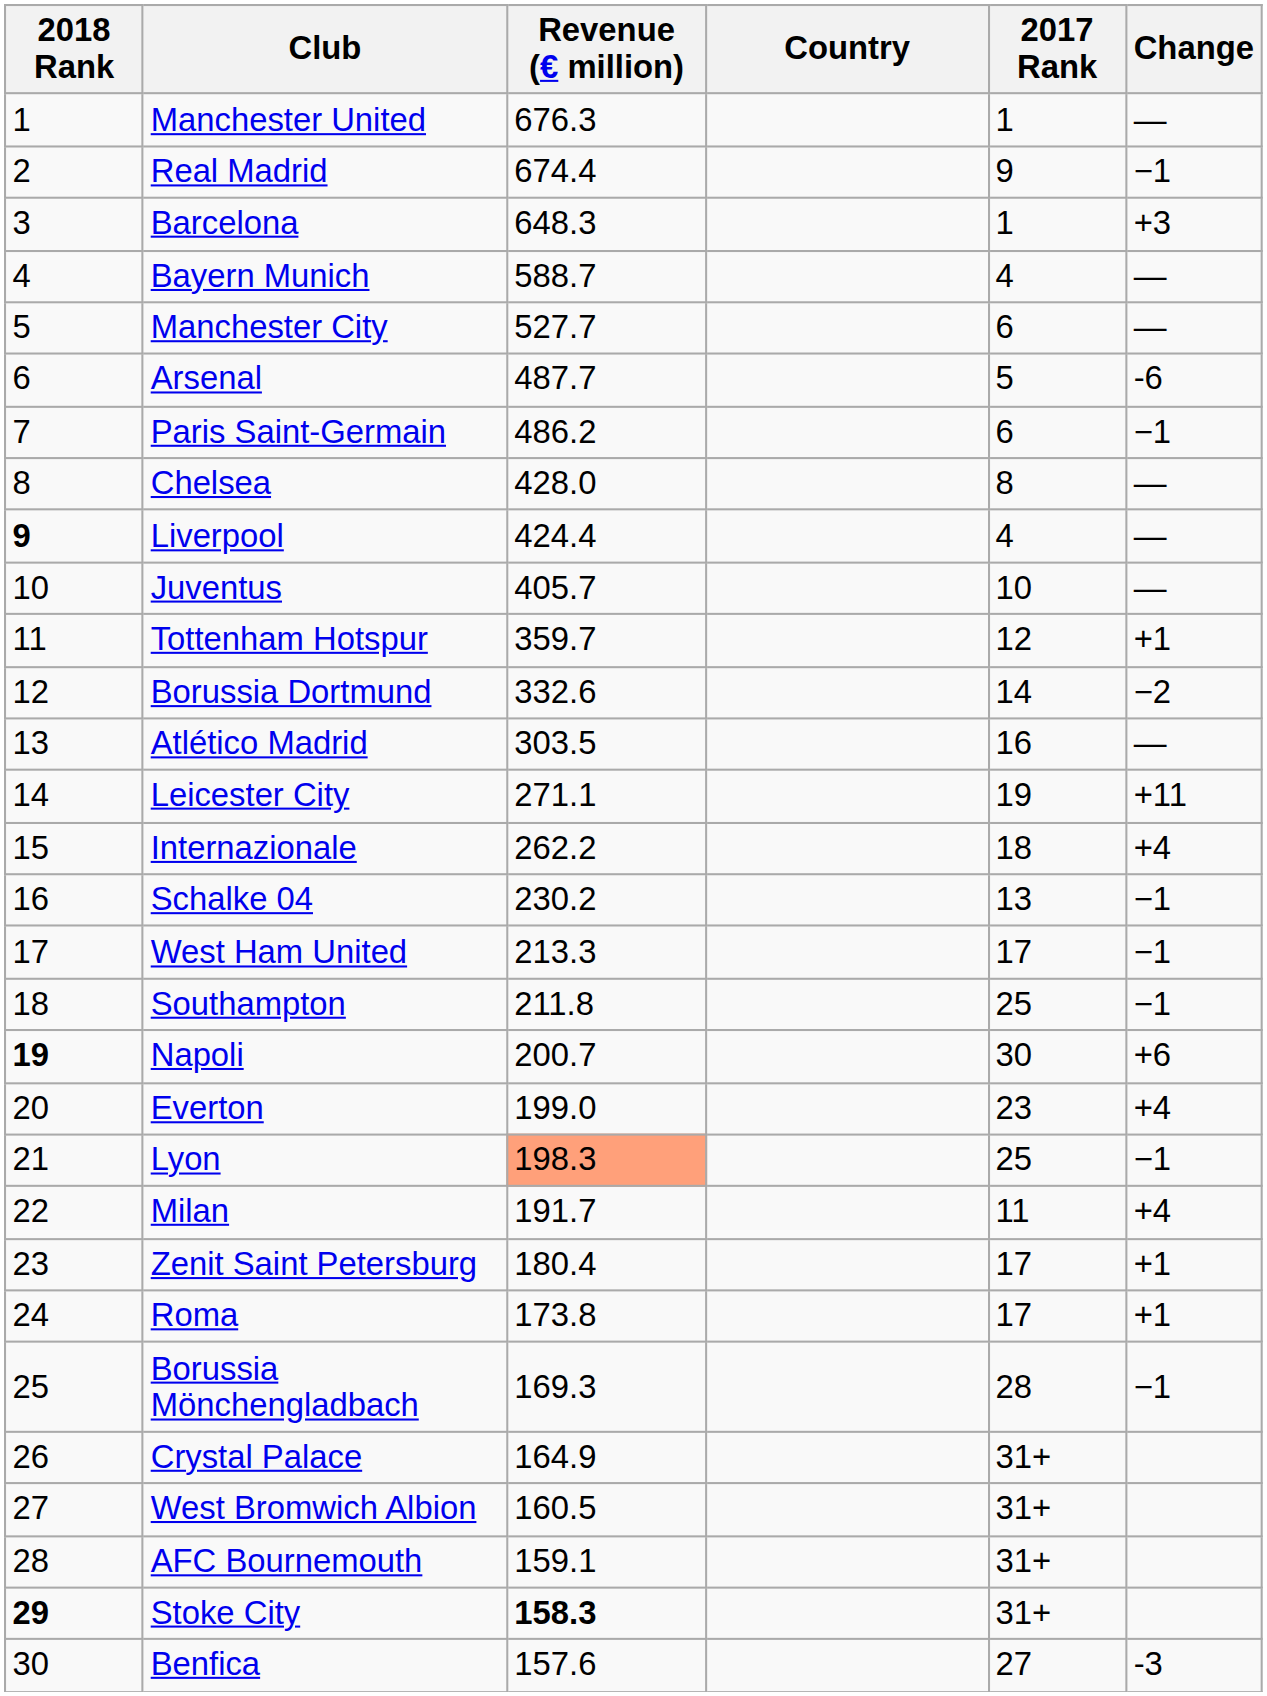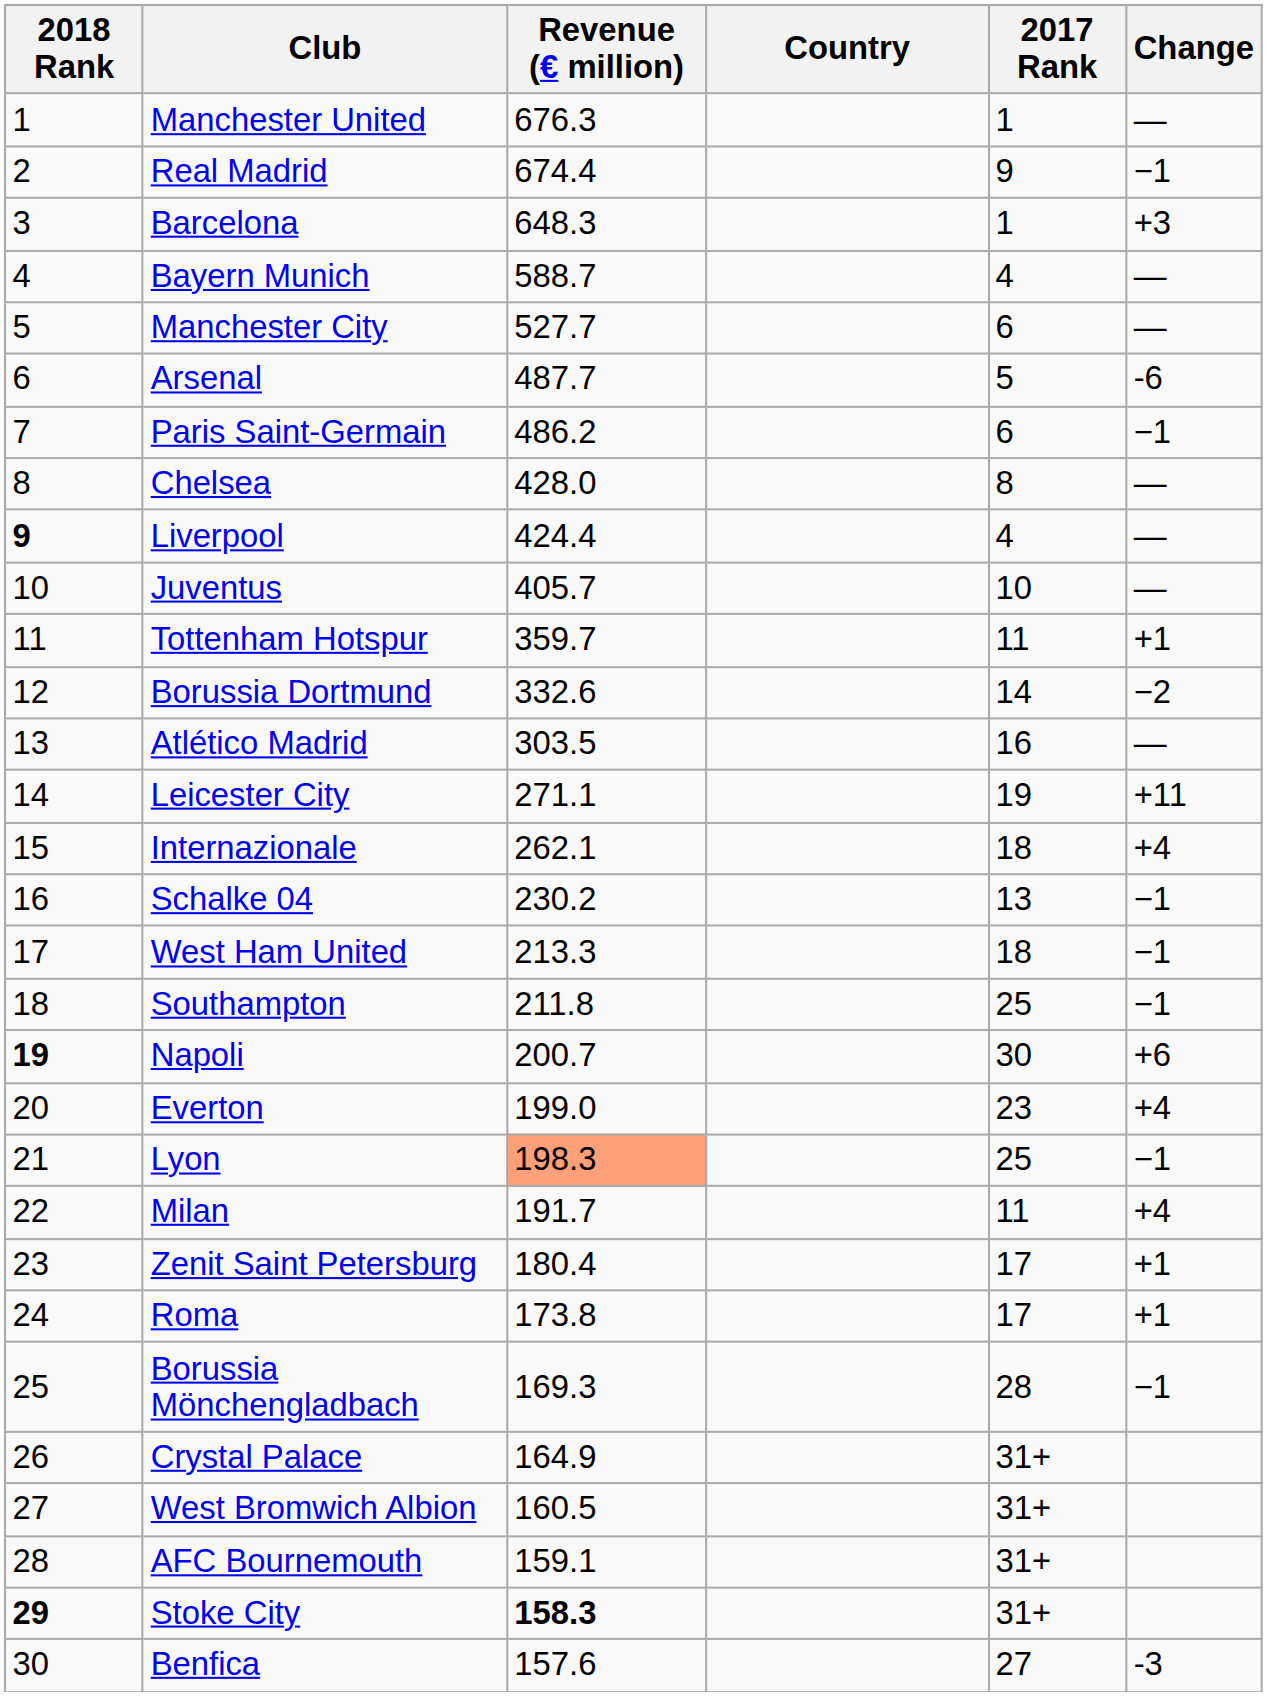(1014, 639) 12 -> (1013, 639) 11
(555, 847) 262.2 -> (555, 847) 262.1
(1014, 951) 17 -> (1014, 951) 18
